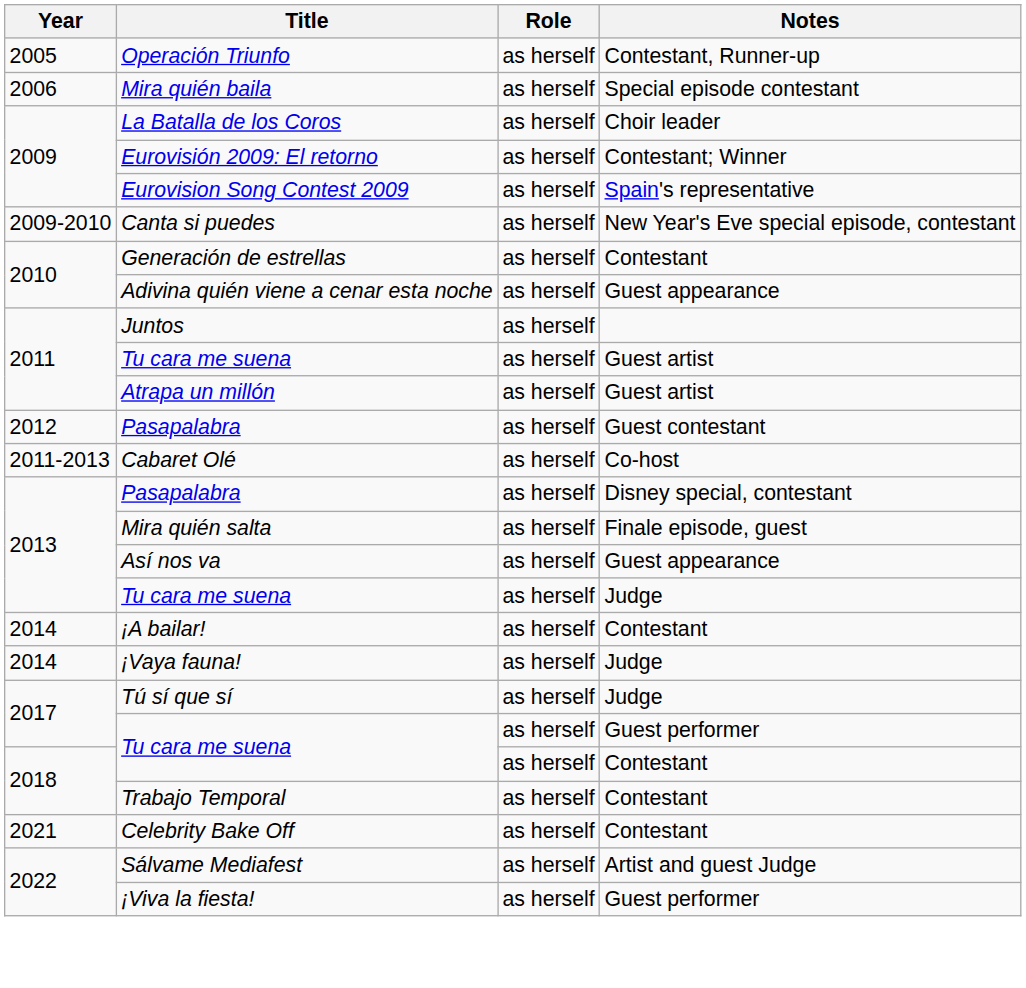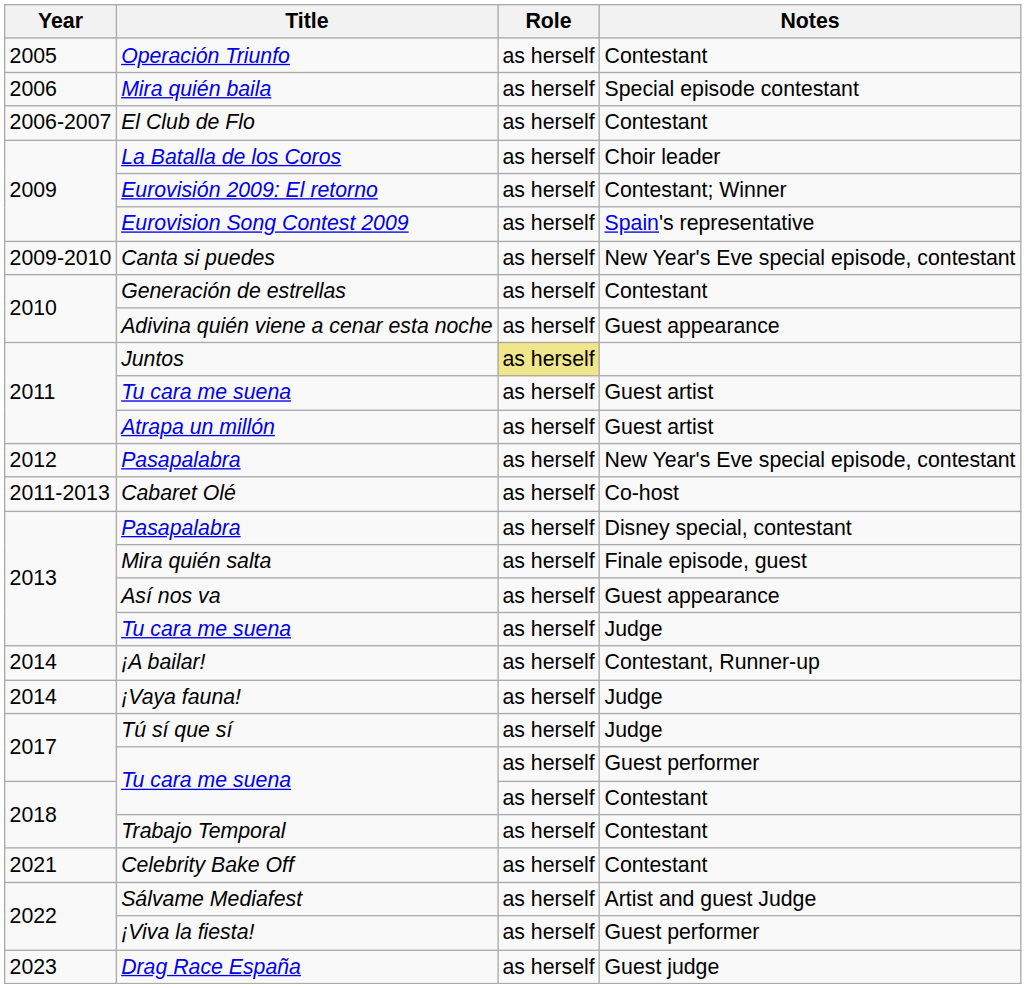(712, 55) Contestant, Runner-up -> (656, 55) Contestant
+ row: (60, 122)
(549, 325) no background -> (549, 358) khaki background
(685, 426) Guest contestant -> (810, 460) New Year's Eve special episode, contestant
(656, 628) Contestant -> (712, 662) Contestant, Runner-up
+ row: (33, 966)
